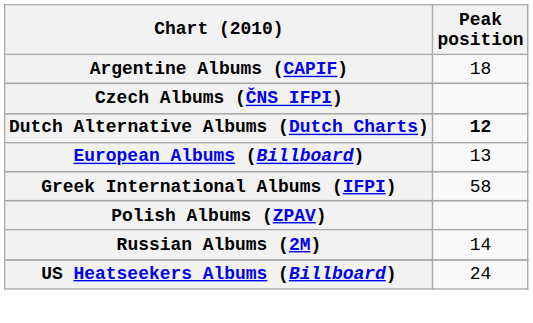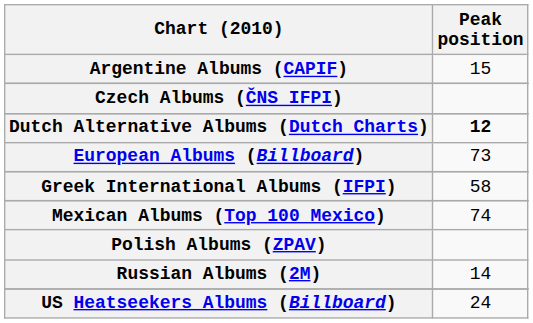(480, 69) 18 -> (480, 69) 15
(480, 157) 13 -> (480, 157) 73
+ row: (219, 215)
